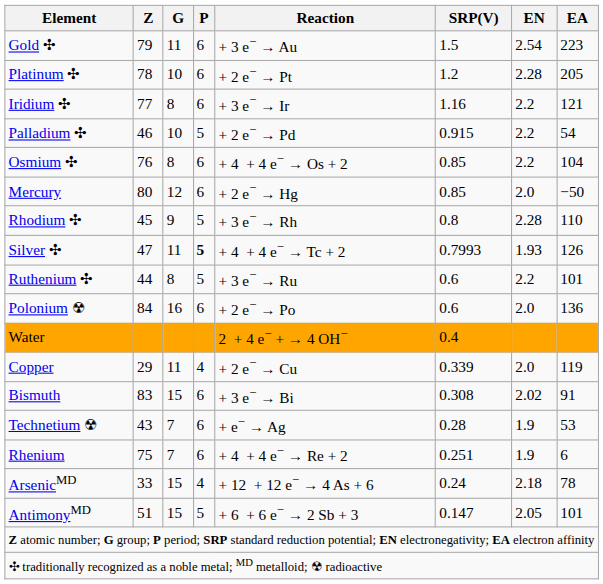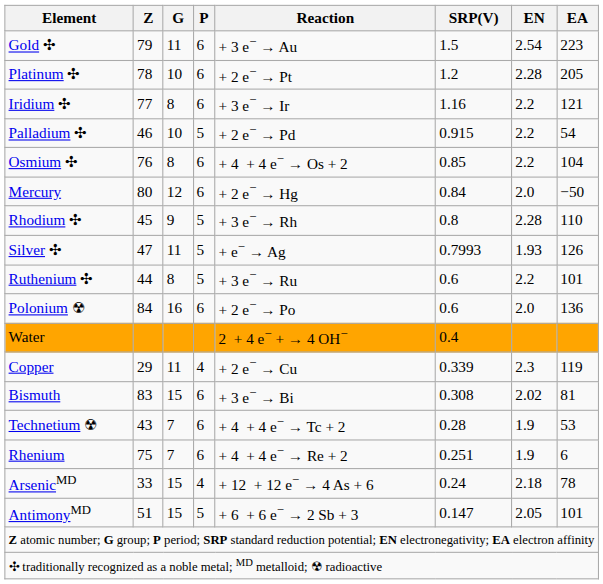(453, 191) 0.85 -> (453, 191) 0.84
(200, 249) bold -> (200, 249) normal
(284, 249) + 4 + 4 e− → Tc + 2 -> (252, 249) + e− → Ag
(525, 366) 2.0 -> (525, 366) 2.3
(568, 395) 91 -> (568, 395) 81
(252, 425) + e− → Ag -> (284, 425) + 4 + 4 e− → Tc + 2
